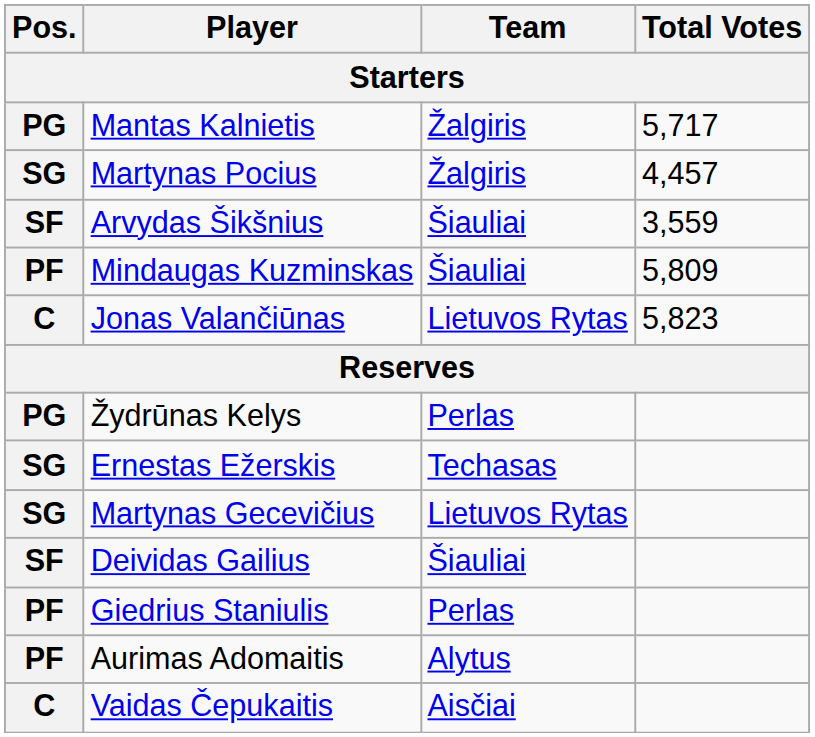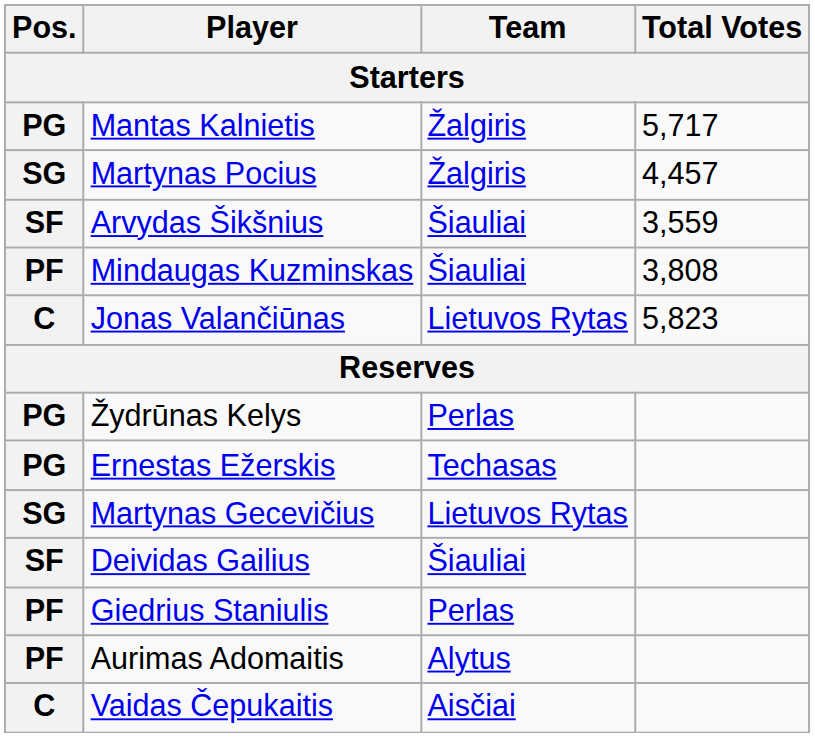(680, 271) 5,809 -> (680, 271) 3,808
(44, 464) SG -> (44, 464) PG
